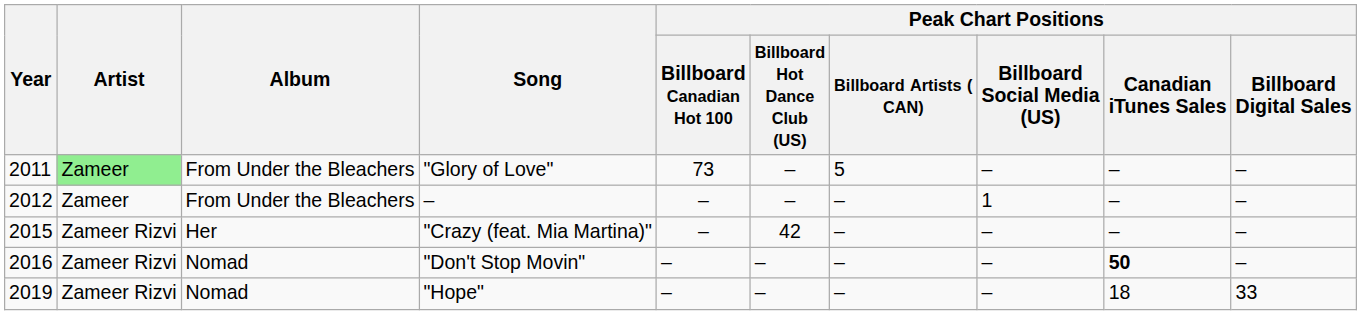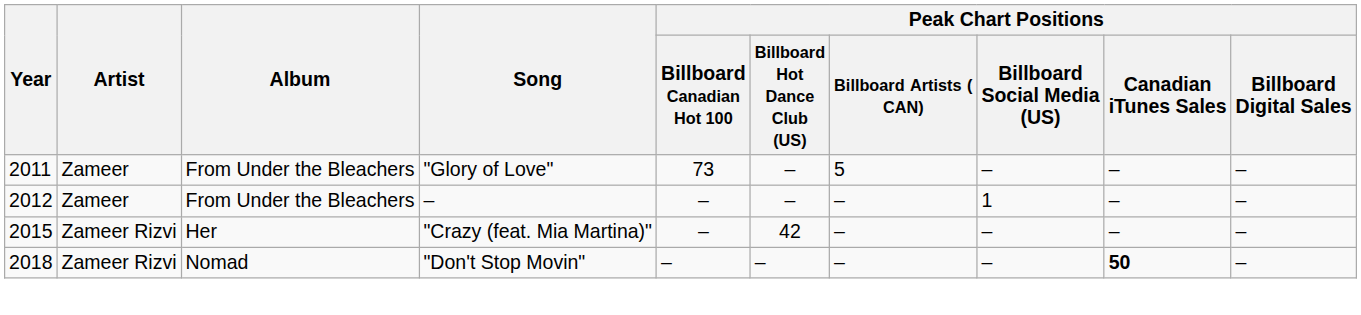(95, 169) lightgreen background -> (95, 169) no background
(31, 262) 2016 -> (31, 262) 2018
- row: (454, 293)
